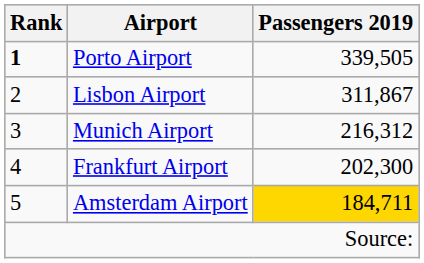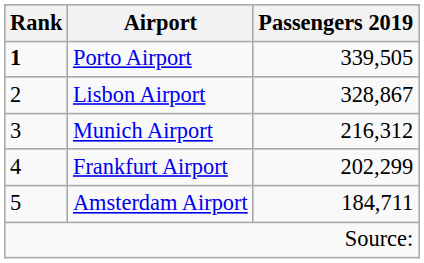(377, 94) 311,867 -> (377, 94) 328,867
(377, 167) 202,300 -> (377, 167) 202,299
(377, 203) gold background -> (377, 203) no background
